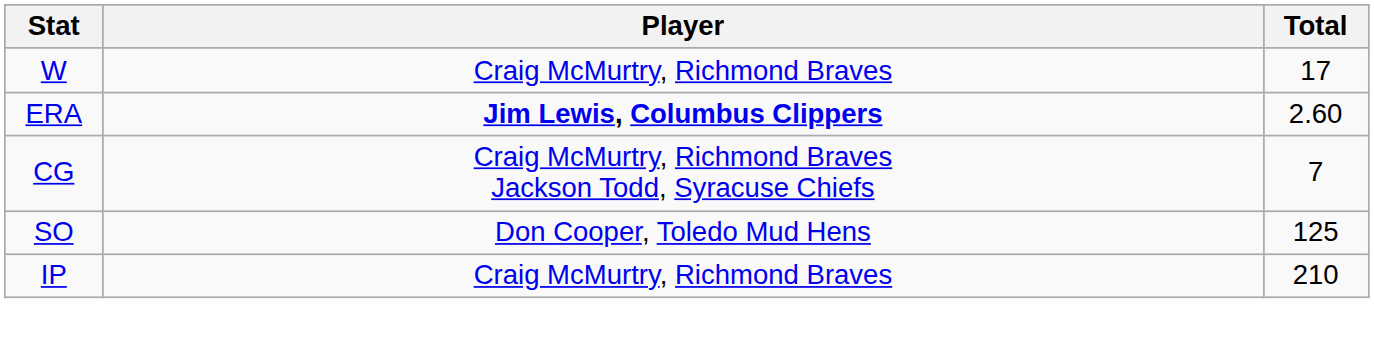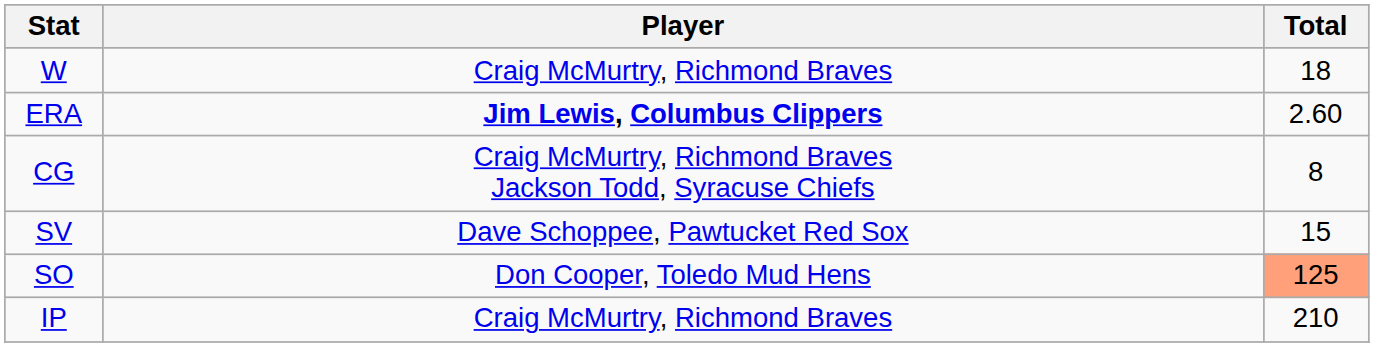(1316, 69) 17 -> (1316, 69) 18
(1316, 172) 7 -> (1316, 172) 8
+ row: (54, 231)
(1316, 231) no background -> (1316, 275) lightsalmon background
